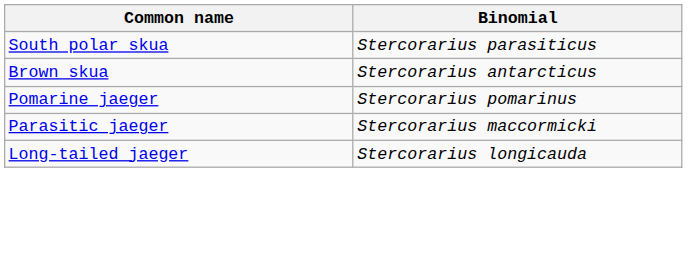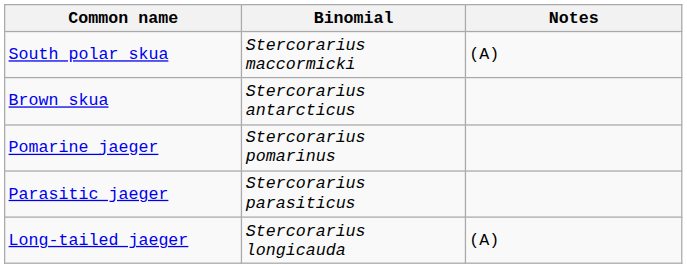+ column: (574, 18)
(477, 45) Stercorarius parasiticus -> (306, 55) Stercorarius maccormicki
(477, 127) Stercorarius maccormicki -> (306, 194) Stercorarius parasiticus
